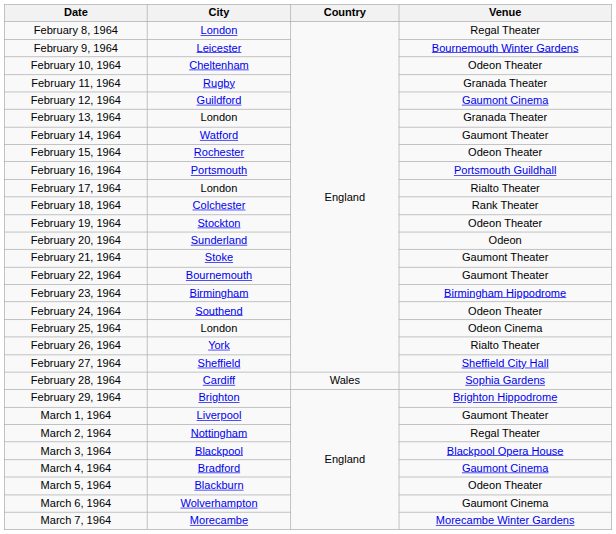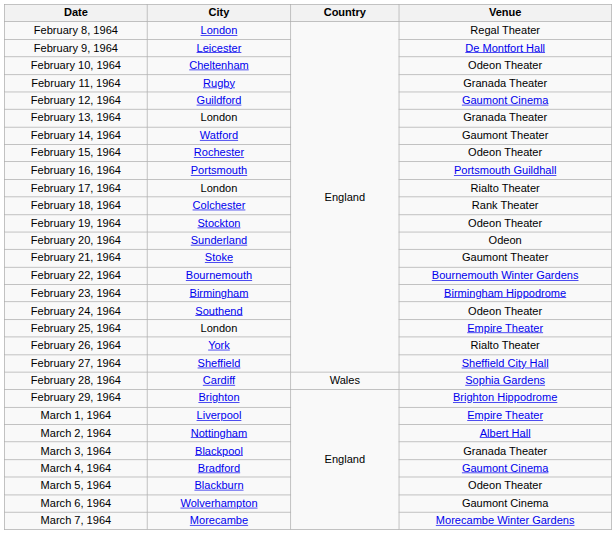(505, 48) Bournemouth Winter Gardens -> (505, 48) De Montfort Hall
(505, 275) Gaumont Theater -> (505, 275) Bournemouth Winter Gardens
(505, 328) Odeon Cinema -> (505, 328) Empire Theater
(505, 415) Gaumont Theater -> (505, 415) Empire Theater
(505, 433) Regal Theater -> (505, 433) Albert Hall
(505, 450) Blackpool Opera House -> (505, 450) Granada Theater
